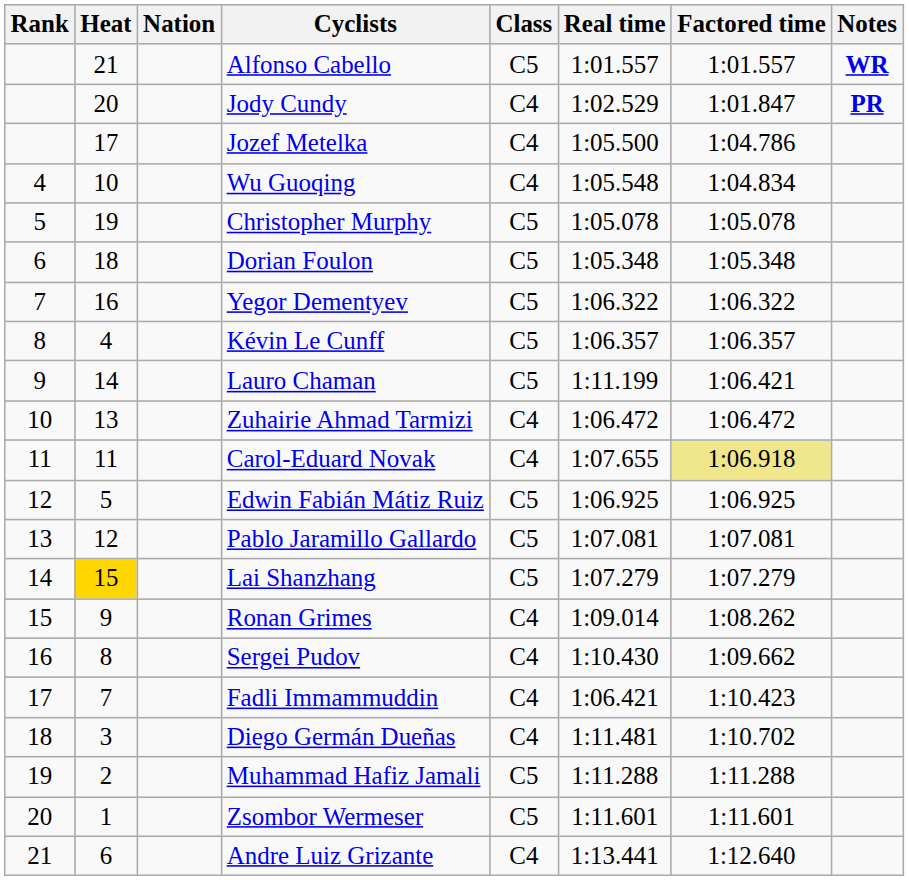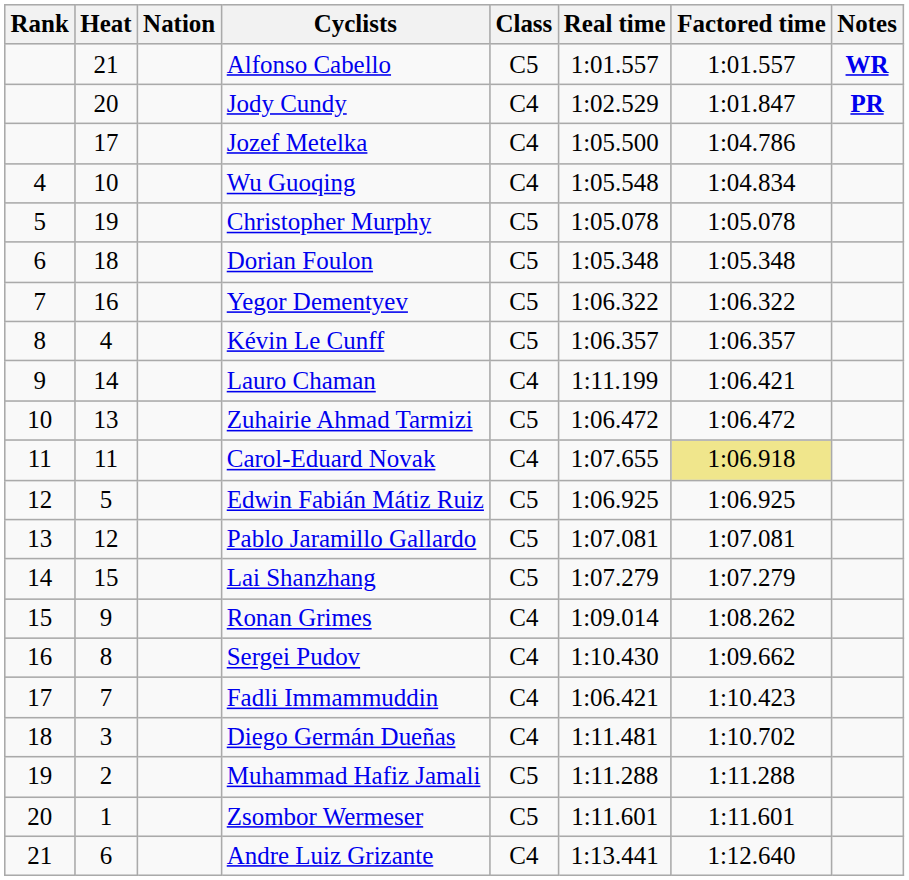(524, 380) C5 -> (524, 380) C4
(524, 420) C4 -> (524, 420) C5
(106, 578) gold background -> (106, 578) no background
